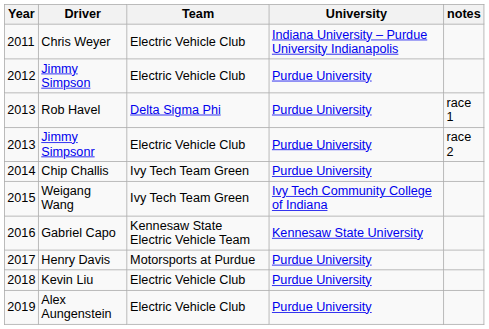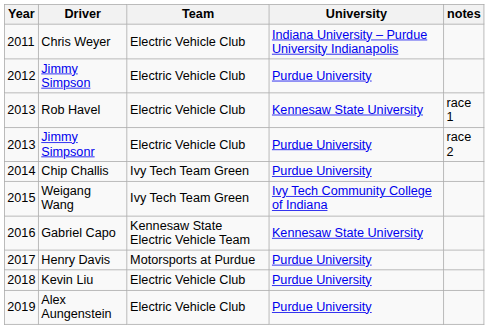(175, 110) Delta Sigma Phi -> (188, 110) Electric Vehicle Club
(322, 110) Purdue University -> (347, 110) Kennesaw State University
